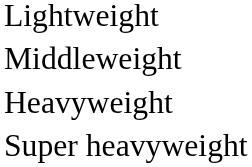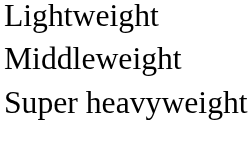- row: (88, 102)
